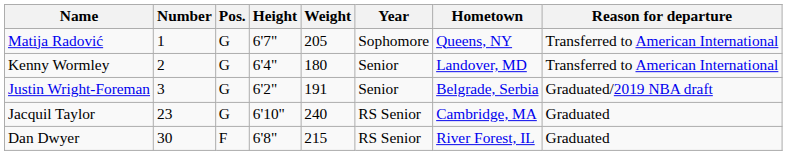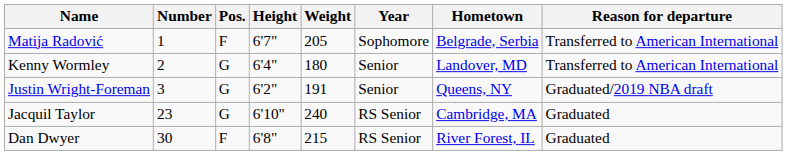(224, 41) G -> (223, 41) F
(474, 41) Queens, NY -> (487, 41) Belgrade, Serbia
(487, 89) Belgrade, Serbia -> (474, 89) Queens, NY
